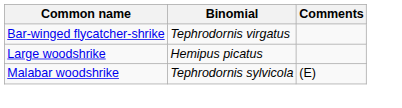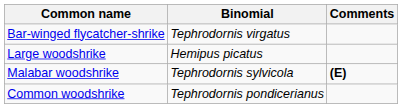(308, 73) normal -> (338, 73) bold
+ row: (66, 93)
